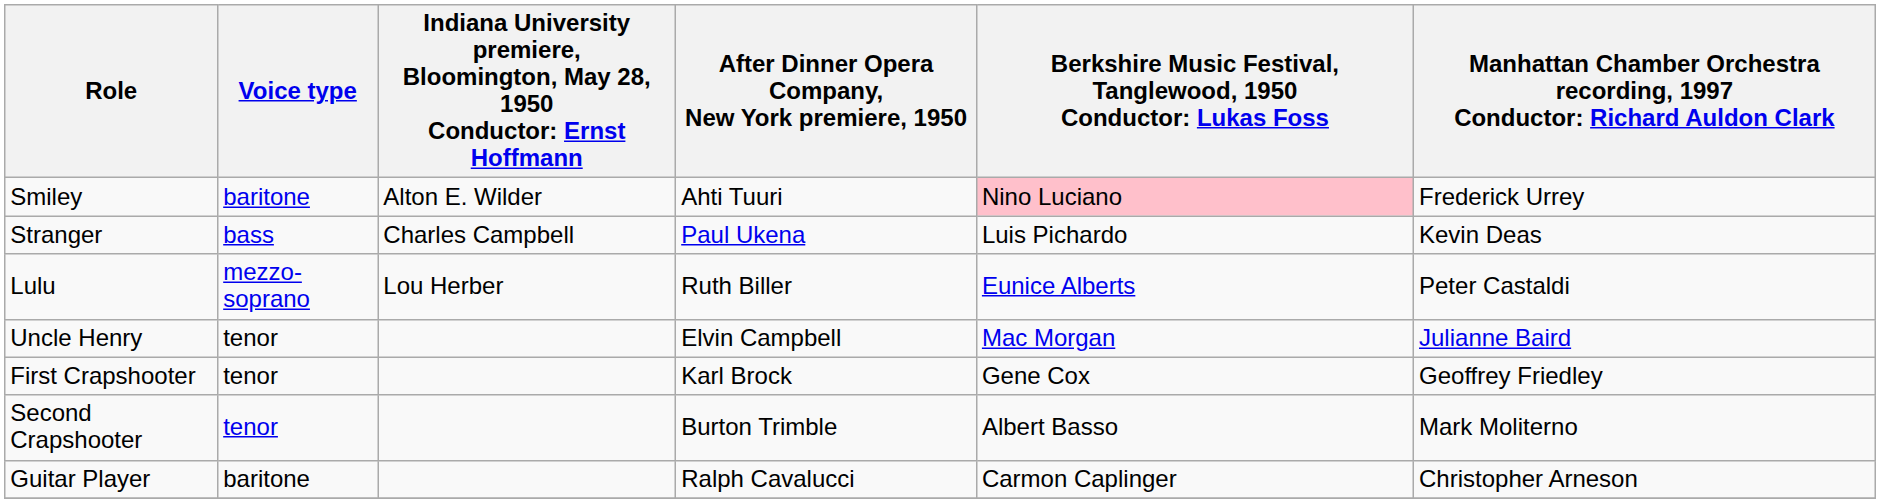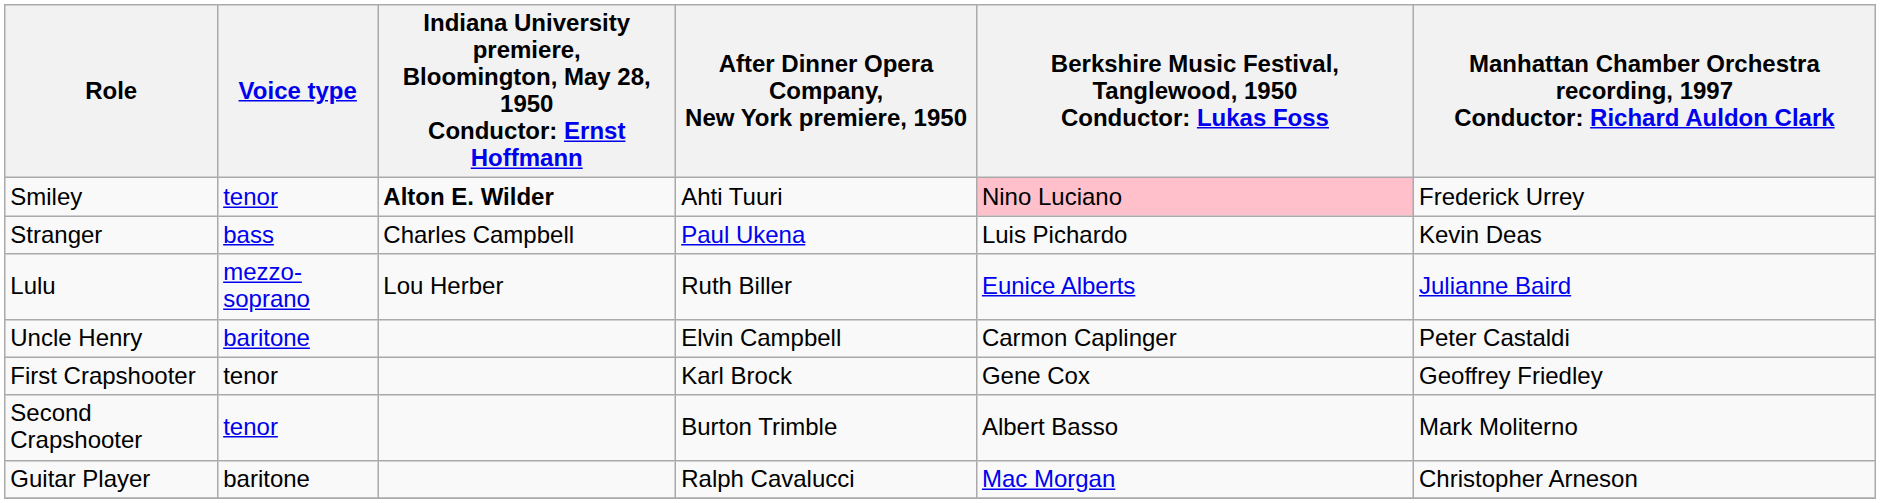(267, 196) baritone -> (251, 196) tenor
(463, 196) normal -> (469, 196) bold
(1494, 286) Peter Castaldi -> (1495, 286) Julianne Baird
(251, 337) tenor -> (267, 337) baritone
(1049, 337) Mac Morgan -> (1079, 337) Carmon Caplinger
(1495, 337) Julianne Baird -> (1494, 337) Peter Castaldi
(1079, 478) Carmon Caplinger -> (1049, 478) Mac Morgan
